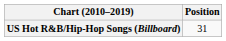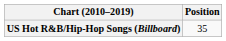(202, 28) 31 -> (202, 28) 35
